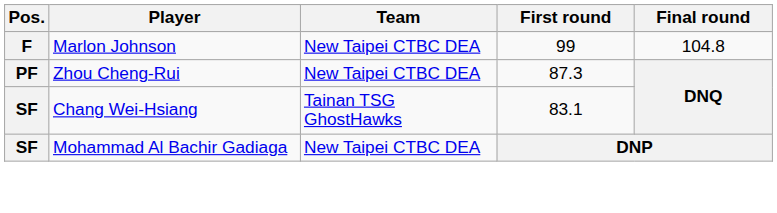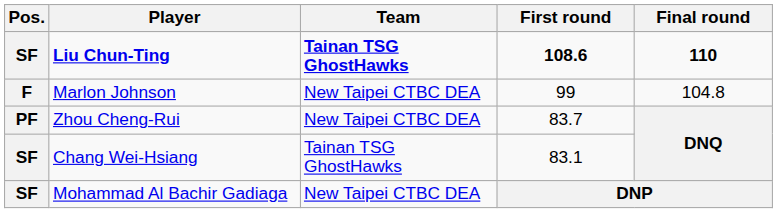+ row: (111, 55)
(566, 73) 87.3 -> (566, 119) 83.7
